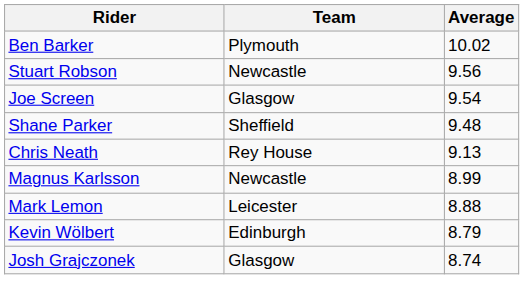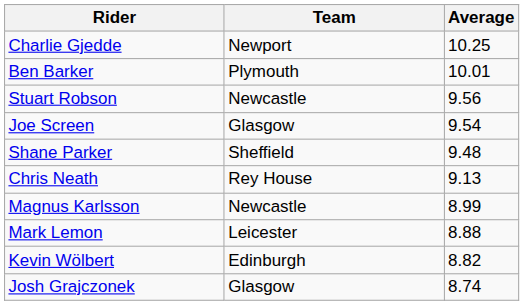+ row: (65, 44)
(469, 44) 10.02 -> (469, 71) 10.01
(465, 233) 8.79 -> (465, 260) 8.82
